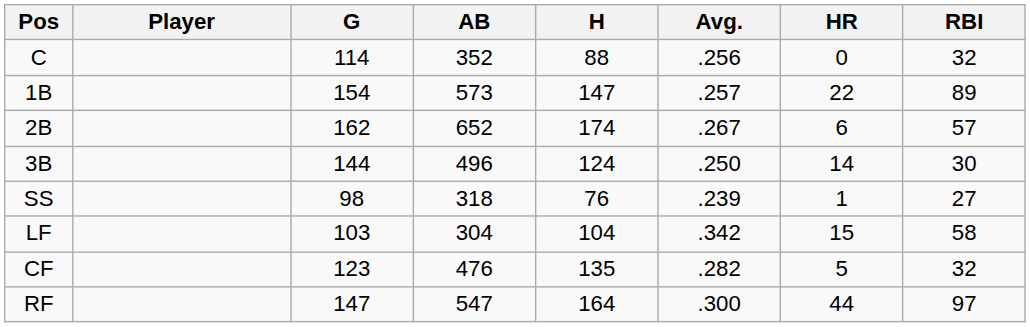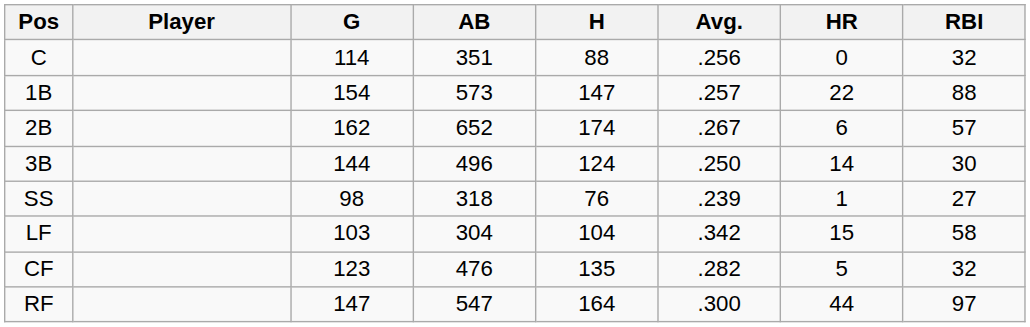(474, 57) 352 -> (474, 57) 351
(964, 92) 89 -> (964, 92) 88
